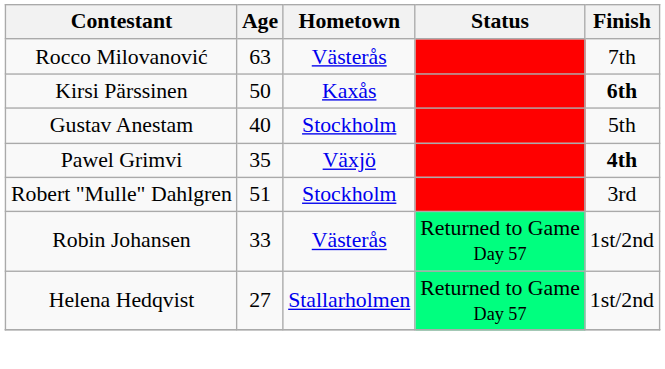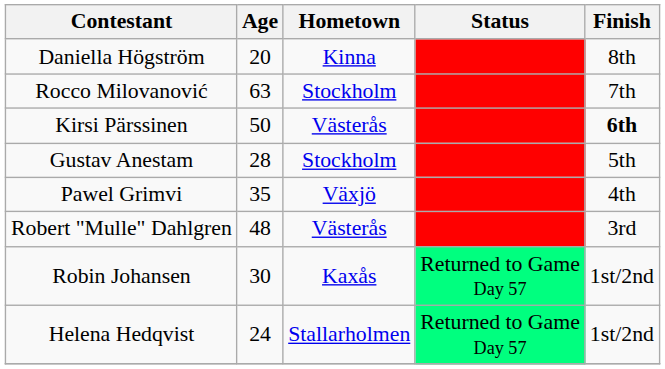+ row: (121, 56)
(349, 56) Västerås -> (349, 90) Stockholm
(349, 90) Kaxås -> (349, 125) Västerås
(260, 125) 40 -> (260, 159) 28
(622, 159) bold -> (622, 194) normal
(260, 194) 51 -> (260, 228) 48
(349, 194) Stockholm -> (349, 228) Västerås
(260, 241) 33 -> (260, 275) 30
(349, 241) Västerås -> (349, 275) Kaxås
(260, 300) 27 -> (260, 334) 24
